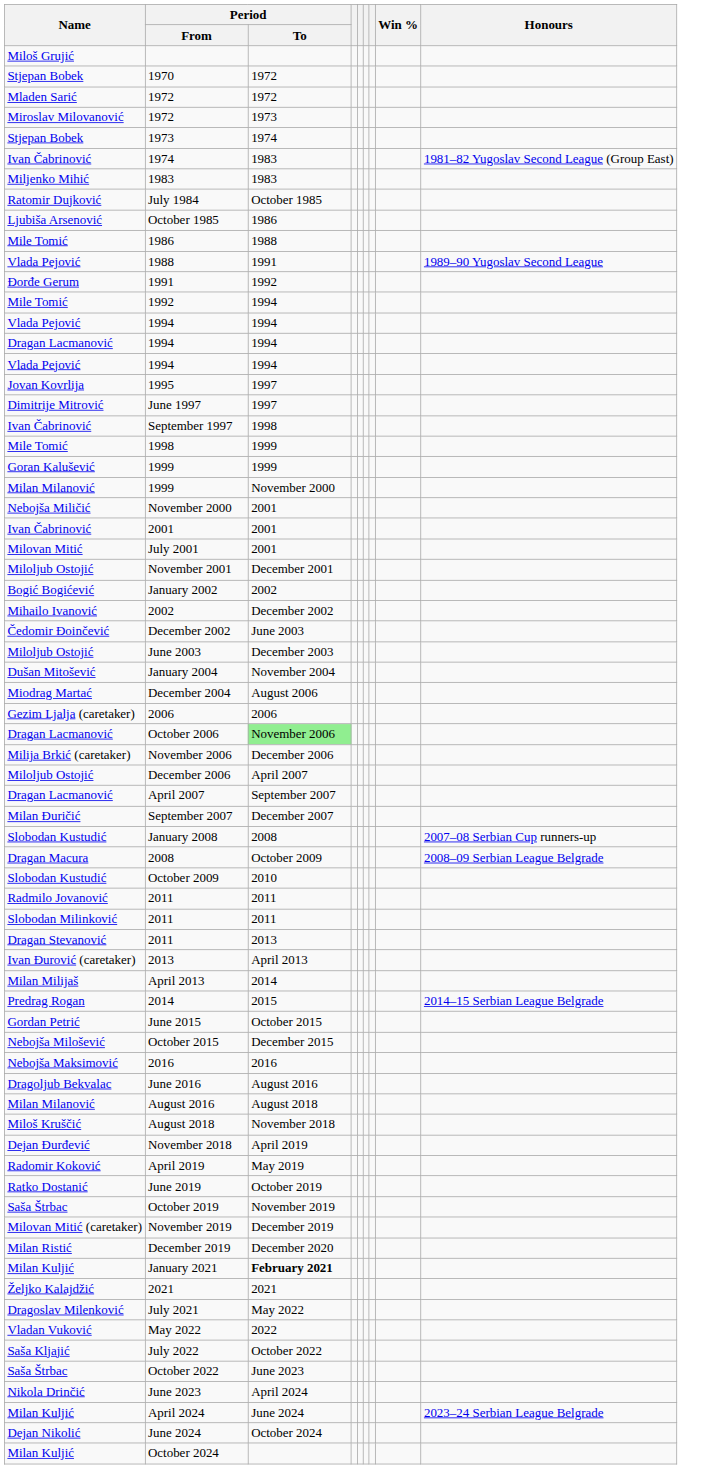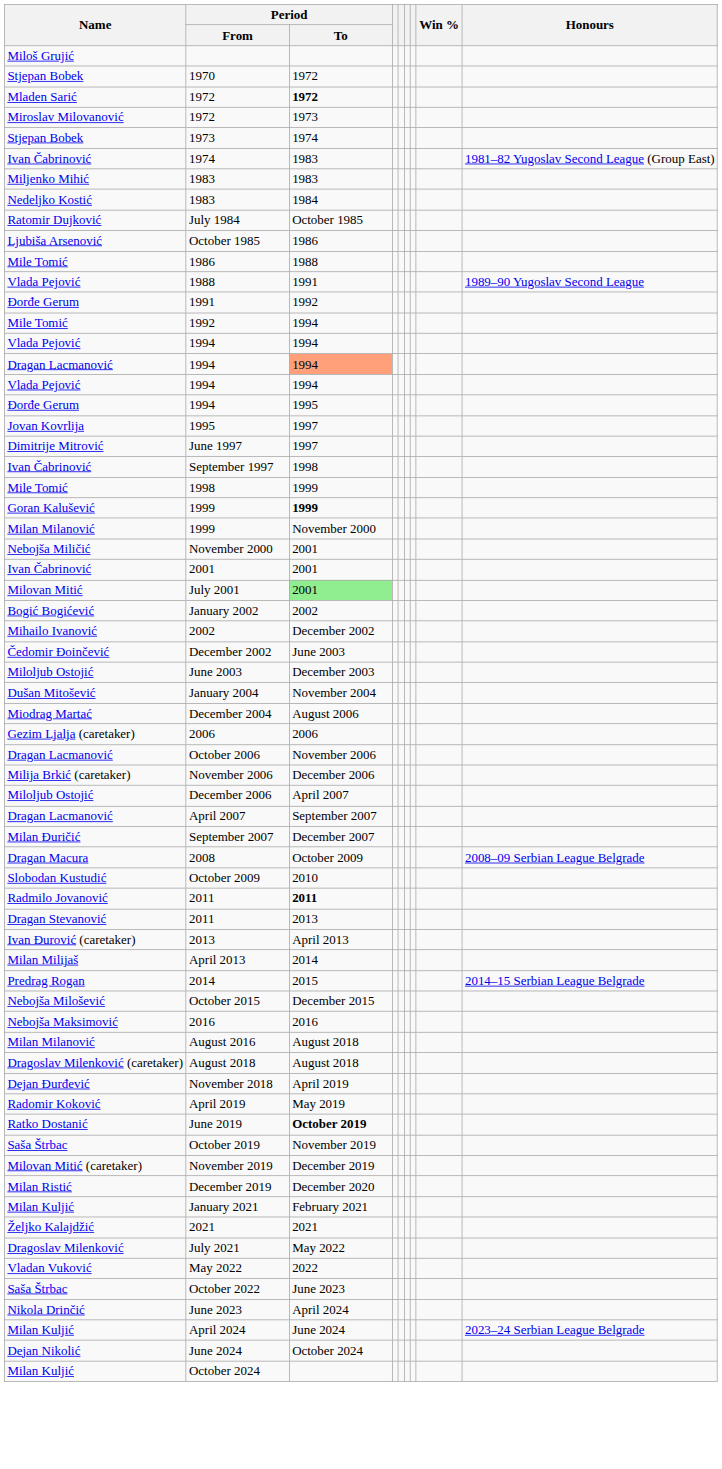(264, 96) normal -> (305, 96) bold
+ row: (50, 199)
(264, 343) no background -> (305, 364) lightsalmon background
+ row: (43, 405)
(264, 466) normal -> (305, 508) bold
(264, 549) no background -> (305, 590) lightgreen background
- row: (50, 569)
(293, 734) lightgreen background -> (334, 754) no background
- row: (57, 836)
(264, 898) normal -> (305, 898) bold
- row: (62, 919)
- row: (44, 1021)
- row: (59, 1083)
+ row: (95, 1063)
- row: (44, 1124)
(287, 1186) normal -> (329, 1124) bold
(292, 1268) bold -> (330, 1206) normal
- row: (39, 1350)
